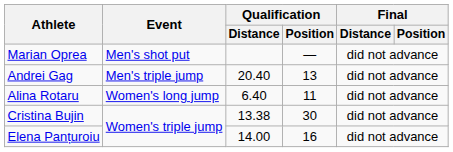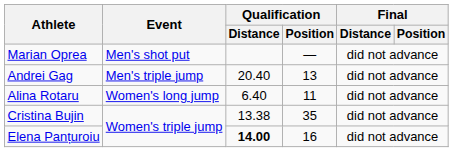(310, 116) 30 -> (310, 116) 35
(254, 137) normal -> (254, 137) bold
